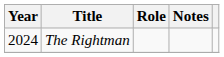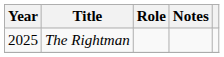(23, 40) 2024 -> (23, 40) 2025
